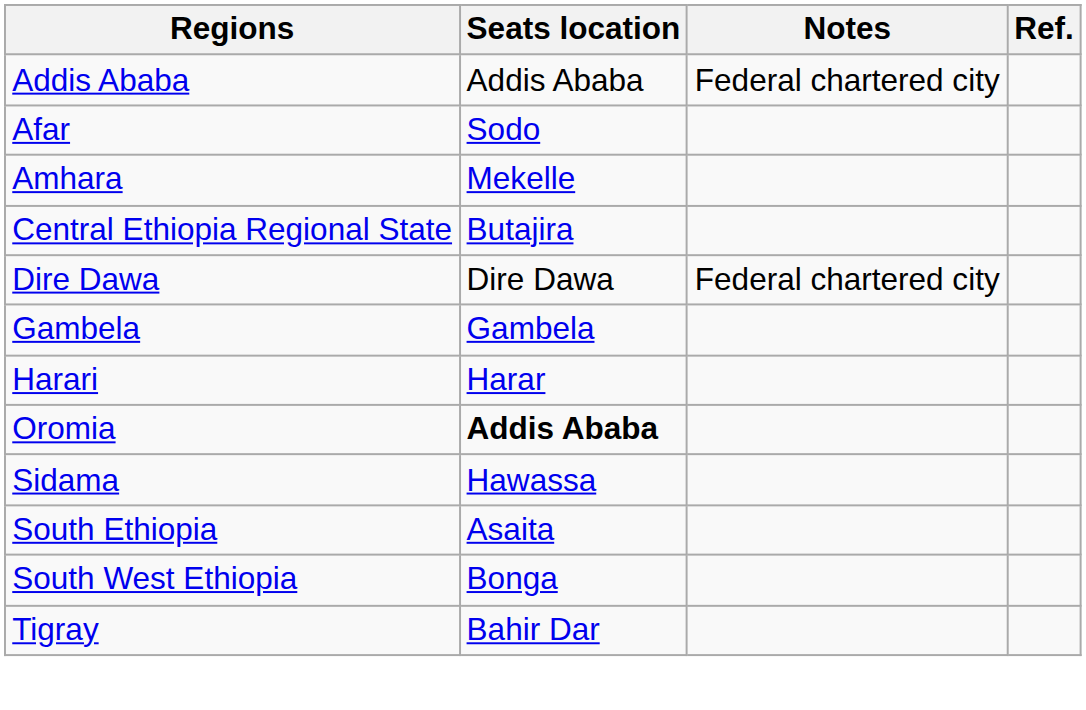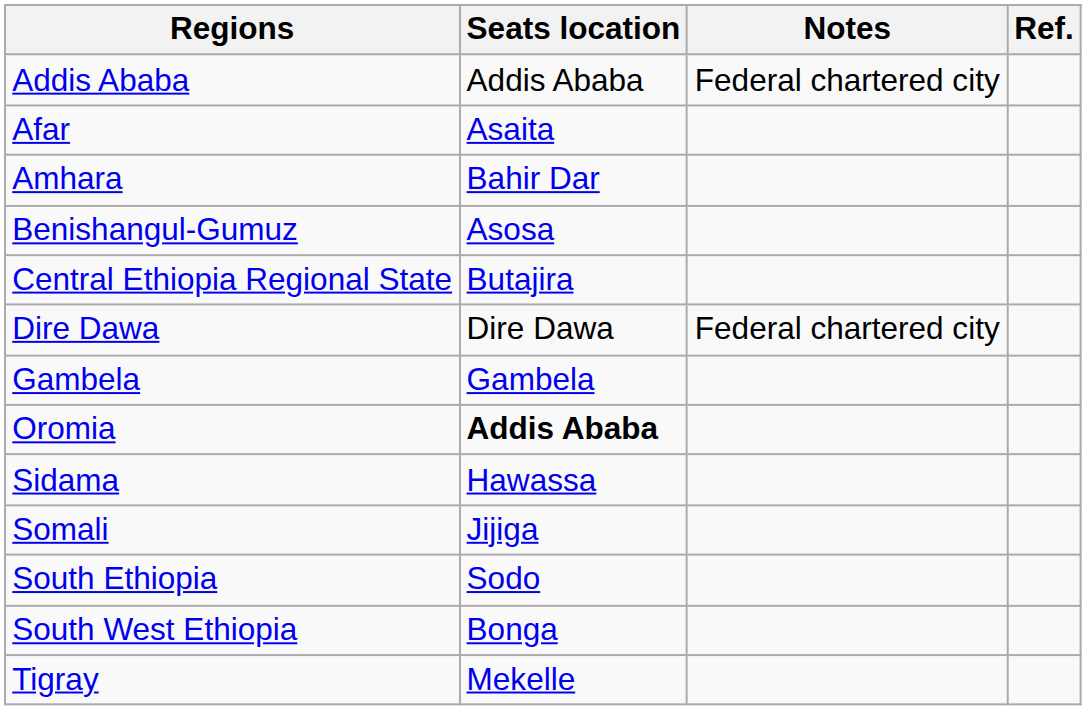(503, 129) Sodo -> (510, 129) Asaita
(521, 179) Mekelle -> (533, 179) Bahir Dar
+ row: (155, 229)
- row: (55, 379)
+ row: (60, 529)
(510, 529) Asaita -> (503, 579) Sodo
(533, 629) Bahir Dar -> (521, 679) Mekelle
